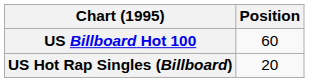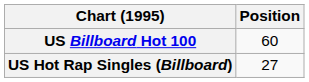(270, 65) 20 -> (270, 65) 27
